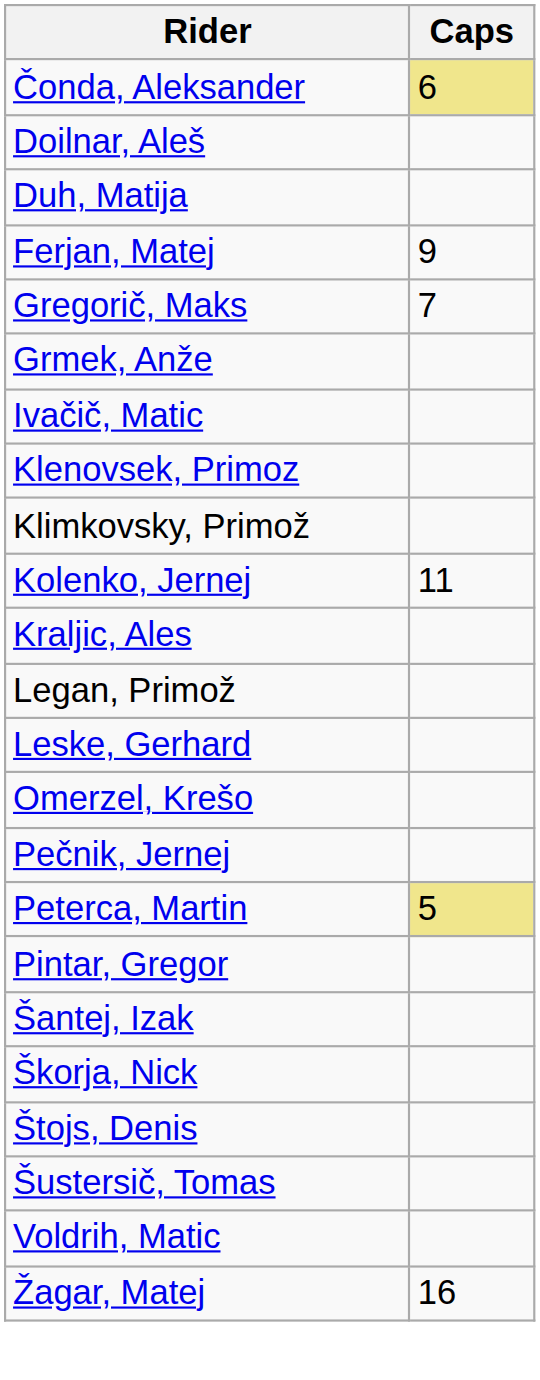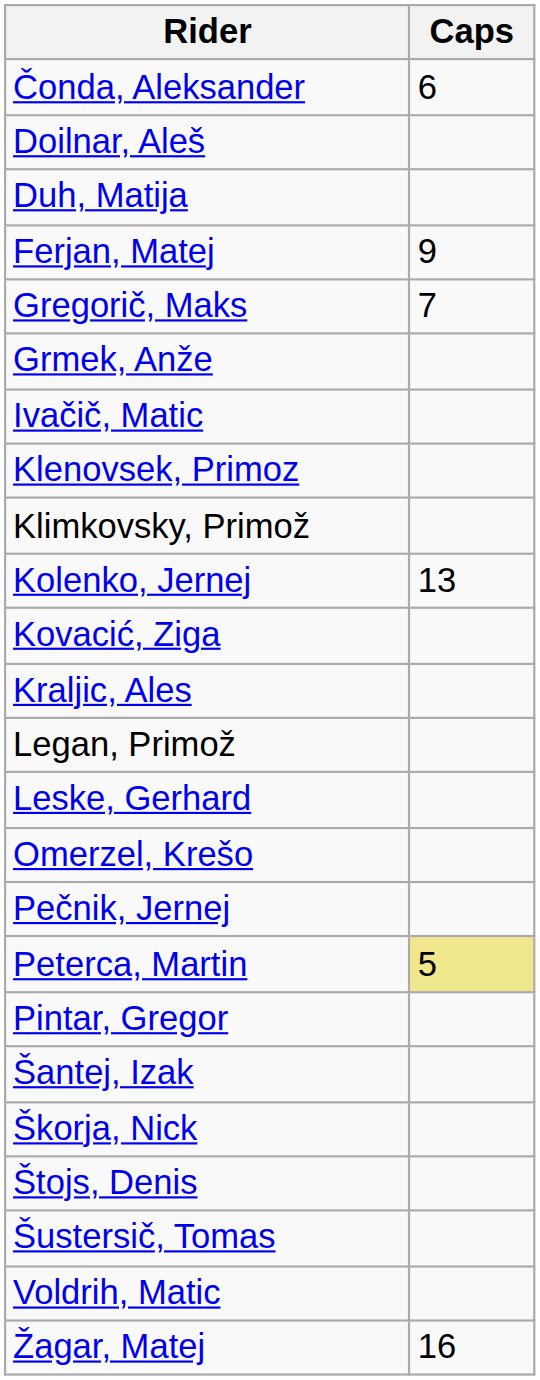(427, 86) khaki background -> (427, 86) no background
(436, 580) 11 -> (437, 580) 13
+ row: (117, 634)
